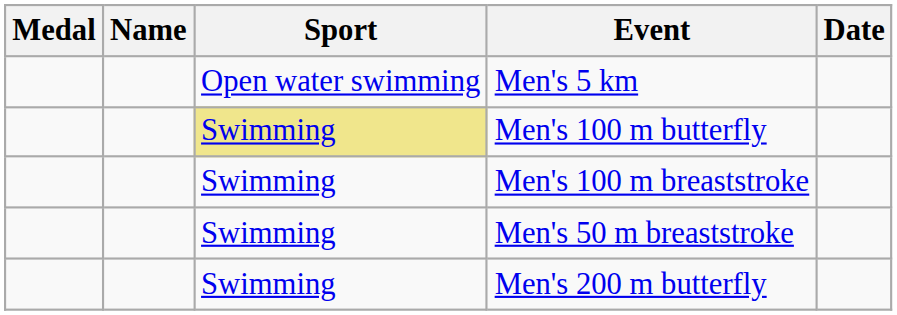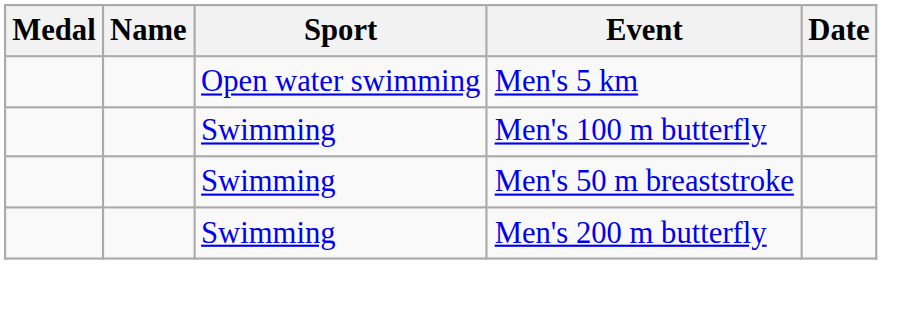(268, 131) khaki background -> (268, 131) no background
- row: (652, 181)
